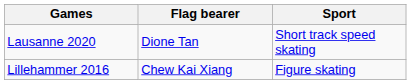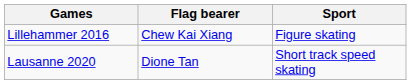rows swapped: (58, 69) <-> (51, 42)
